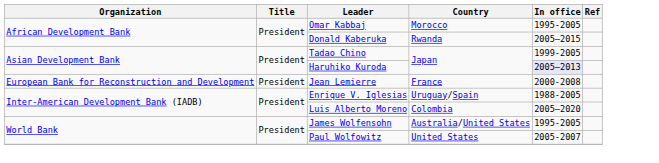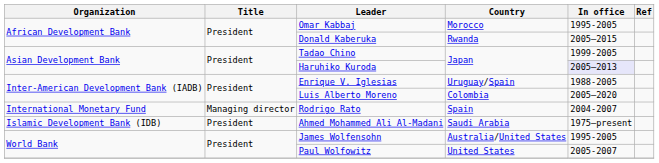- row: (343, 81)
+ row: (330, 109)
+ row: (371, 123)
